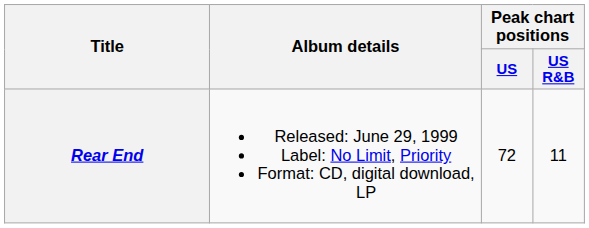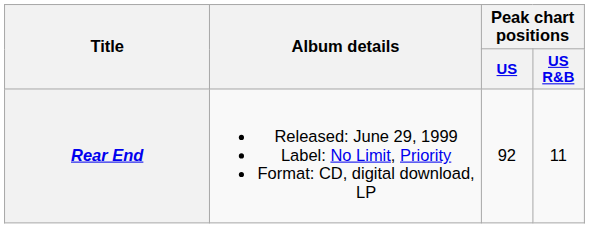(507, 155) 72 -> (507, 155) 92
